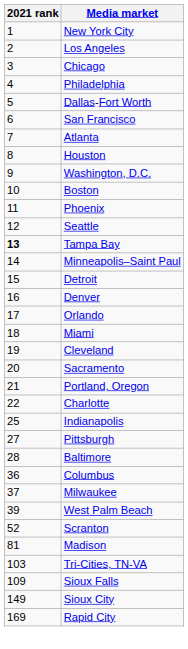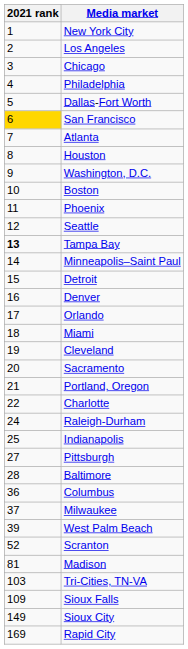(10, 119) no background -> (10, 119) gold background
+ row: (105, 421)
